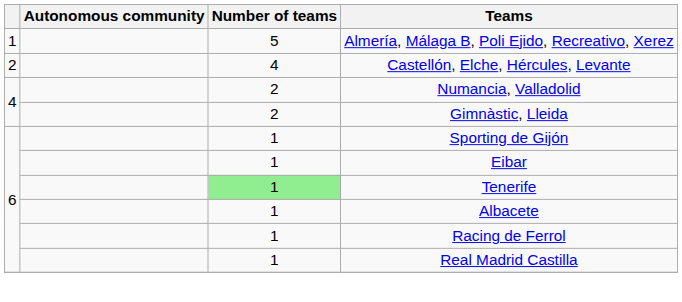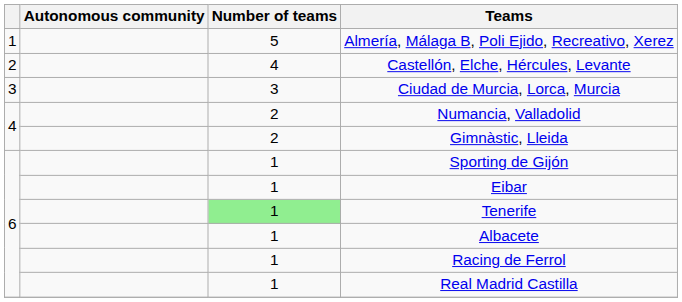+ row: (509, 89)
